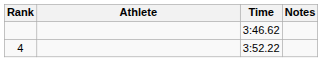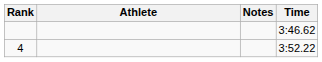columns swapped: (261, 13) <-> (300, 13)
